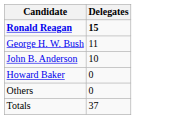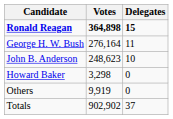+ column: (105, 12)
